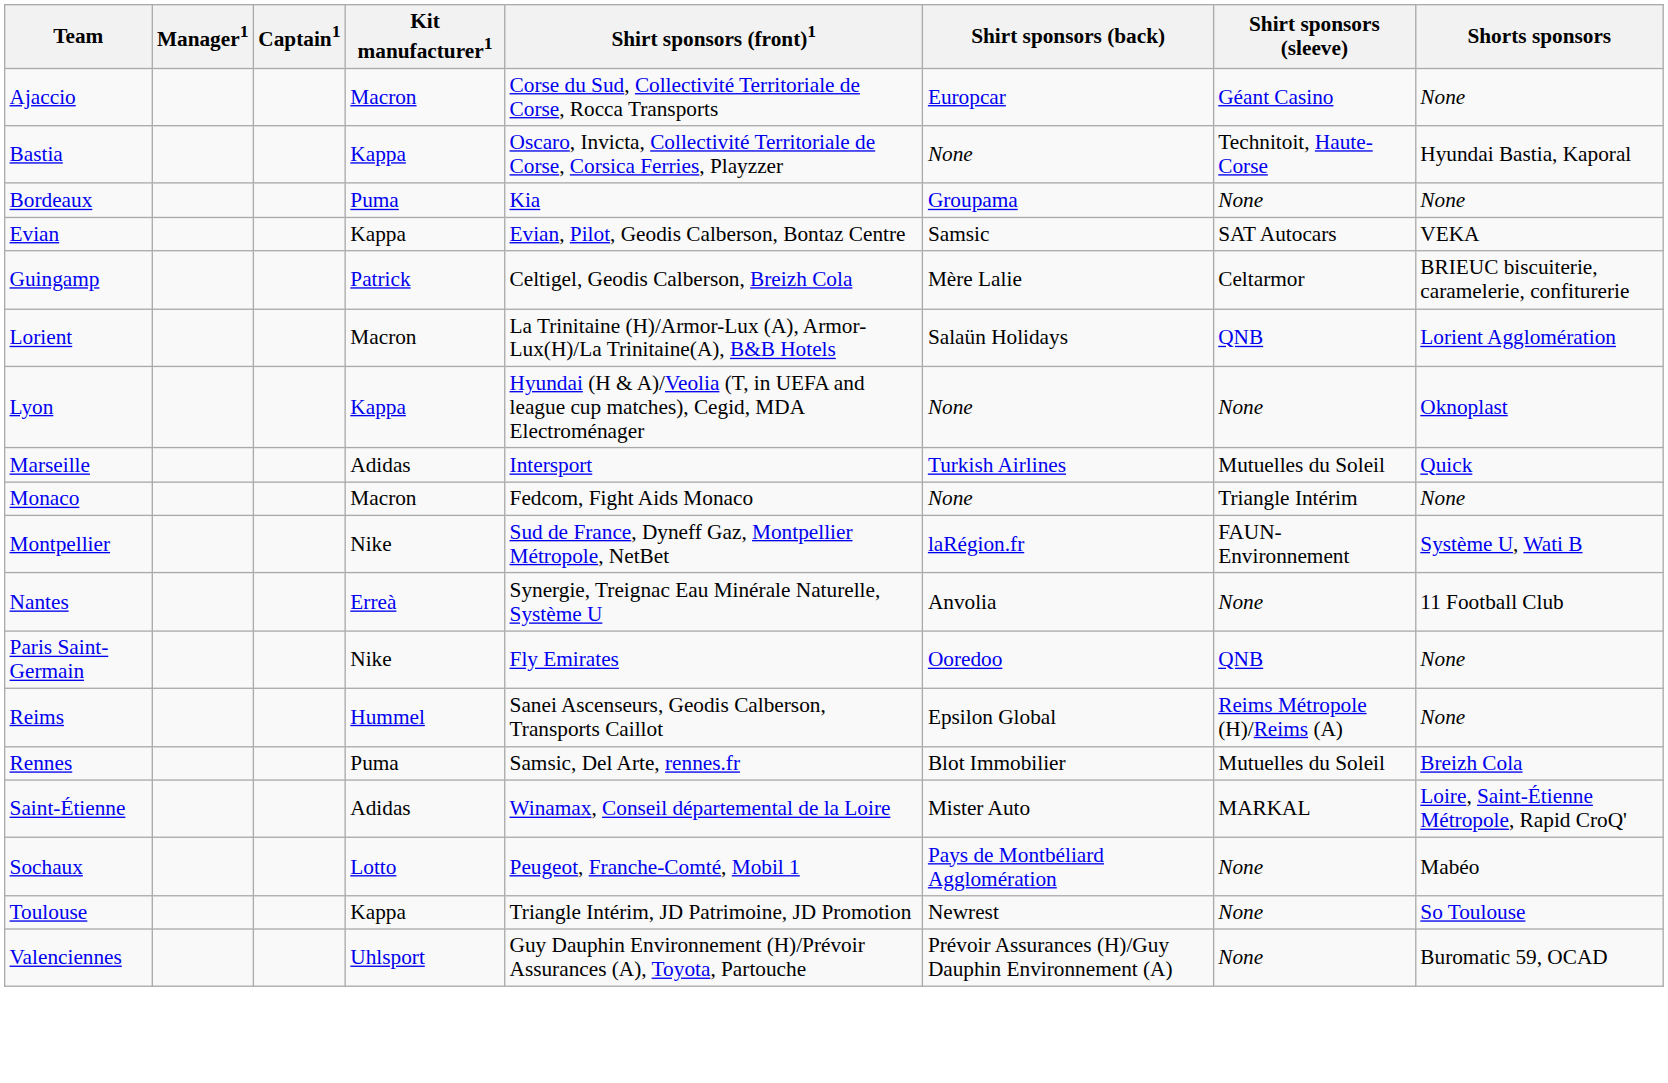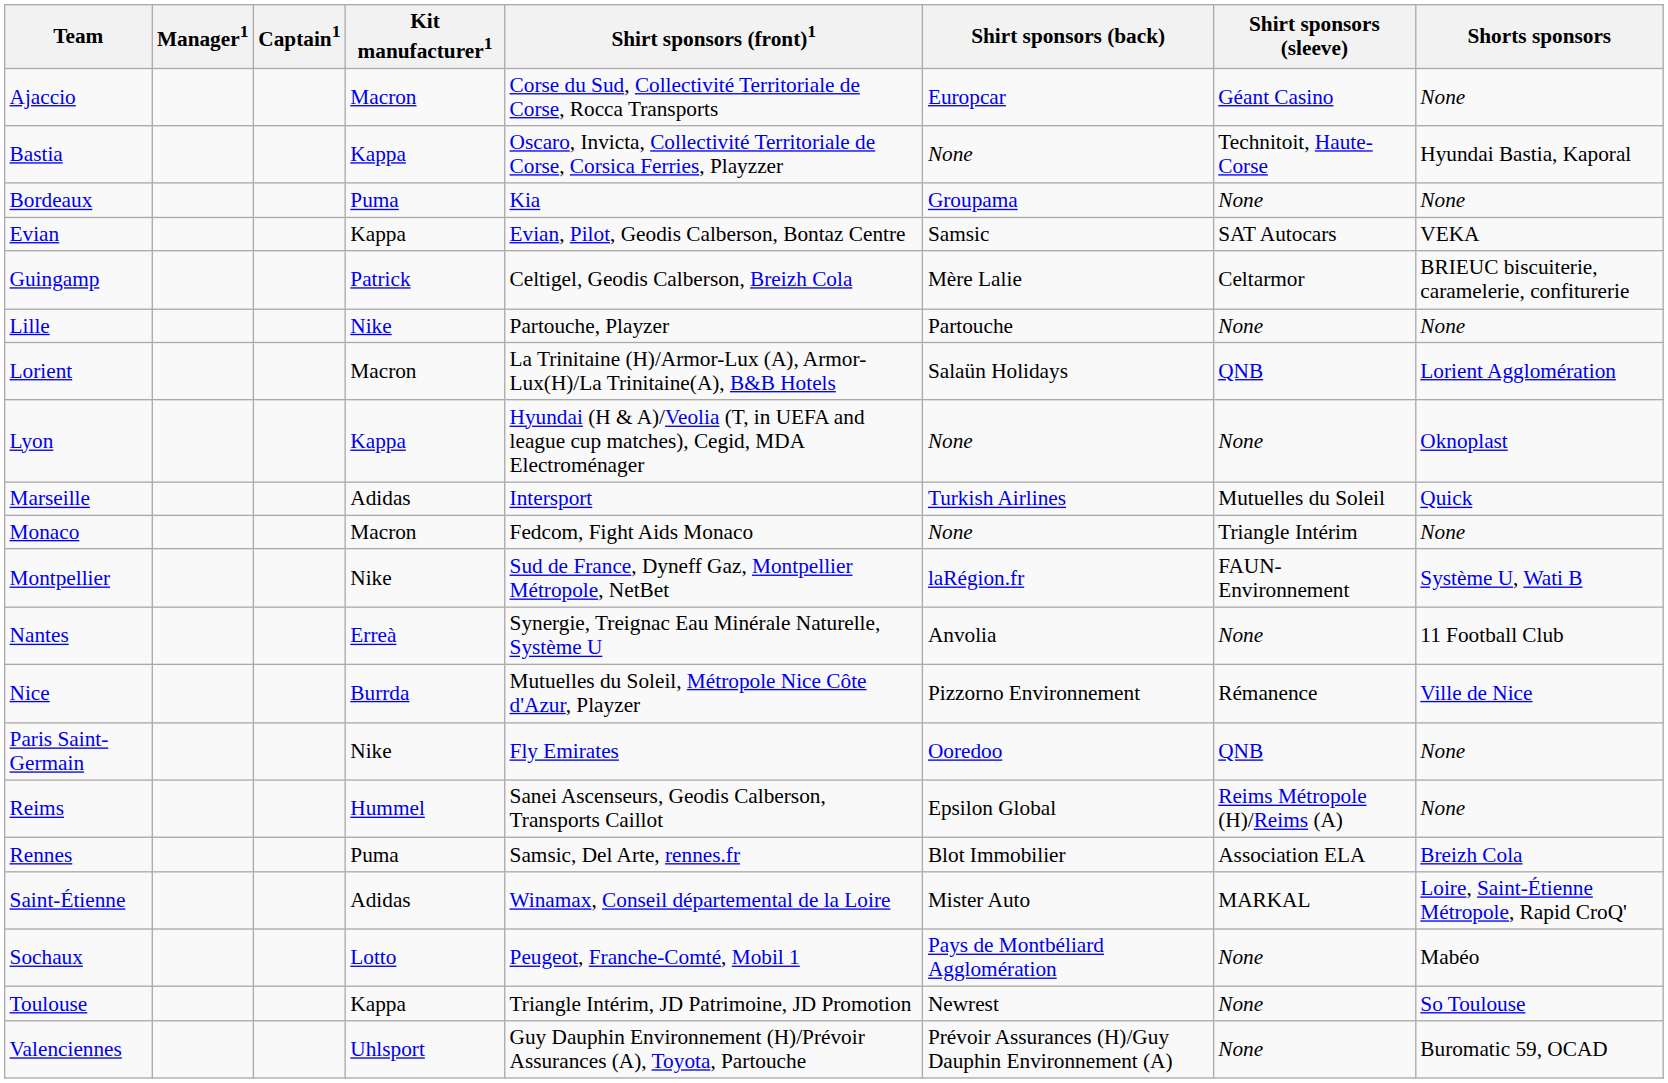+ row: (30, 325)
+ row: (30, 693)
(1302, 762) Mutuelles du Soleil -> (1292, 854) Association ELA
